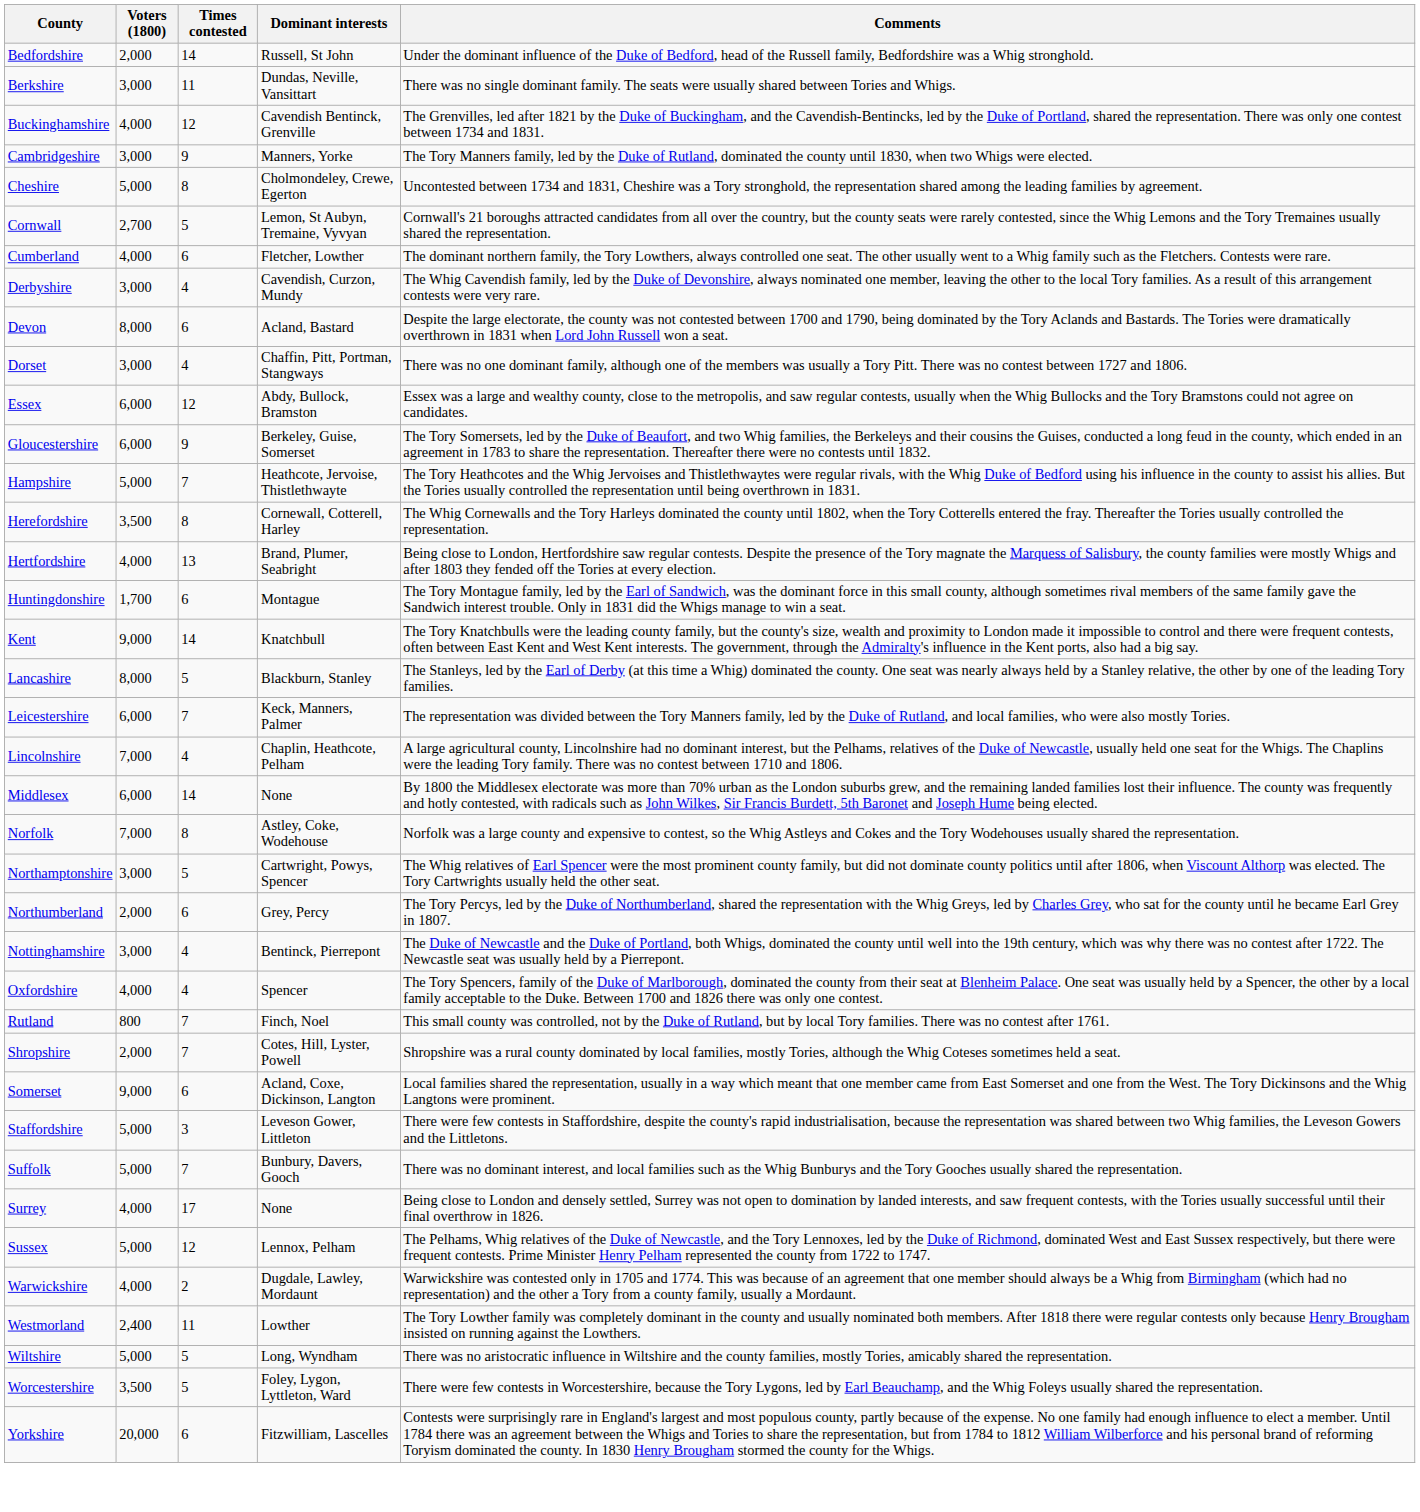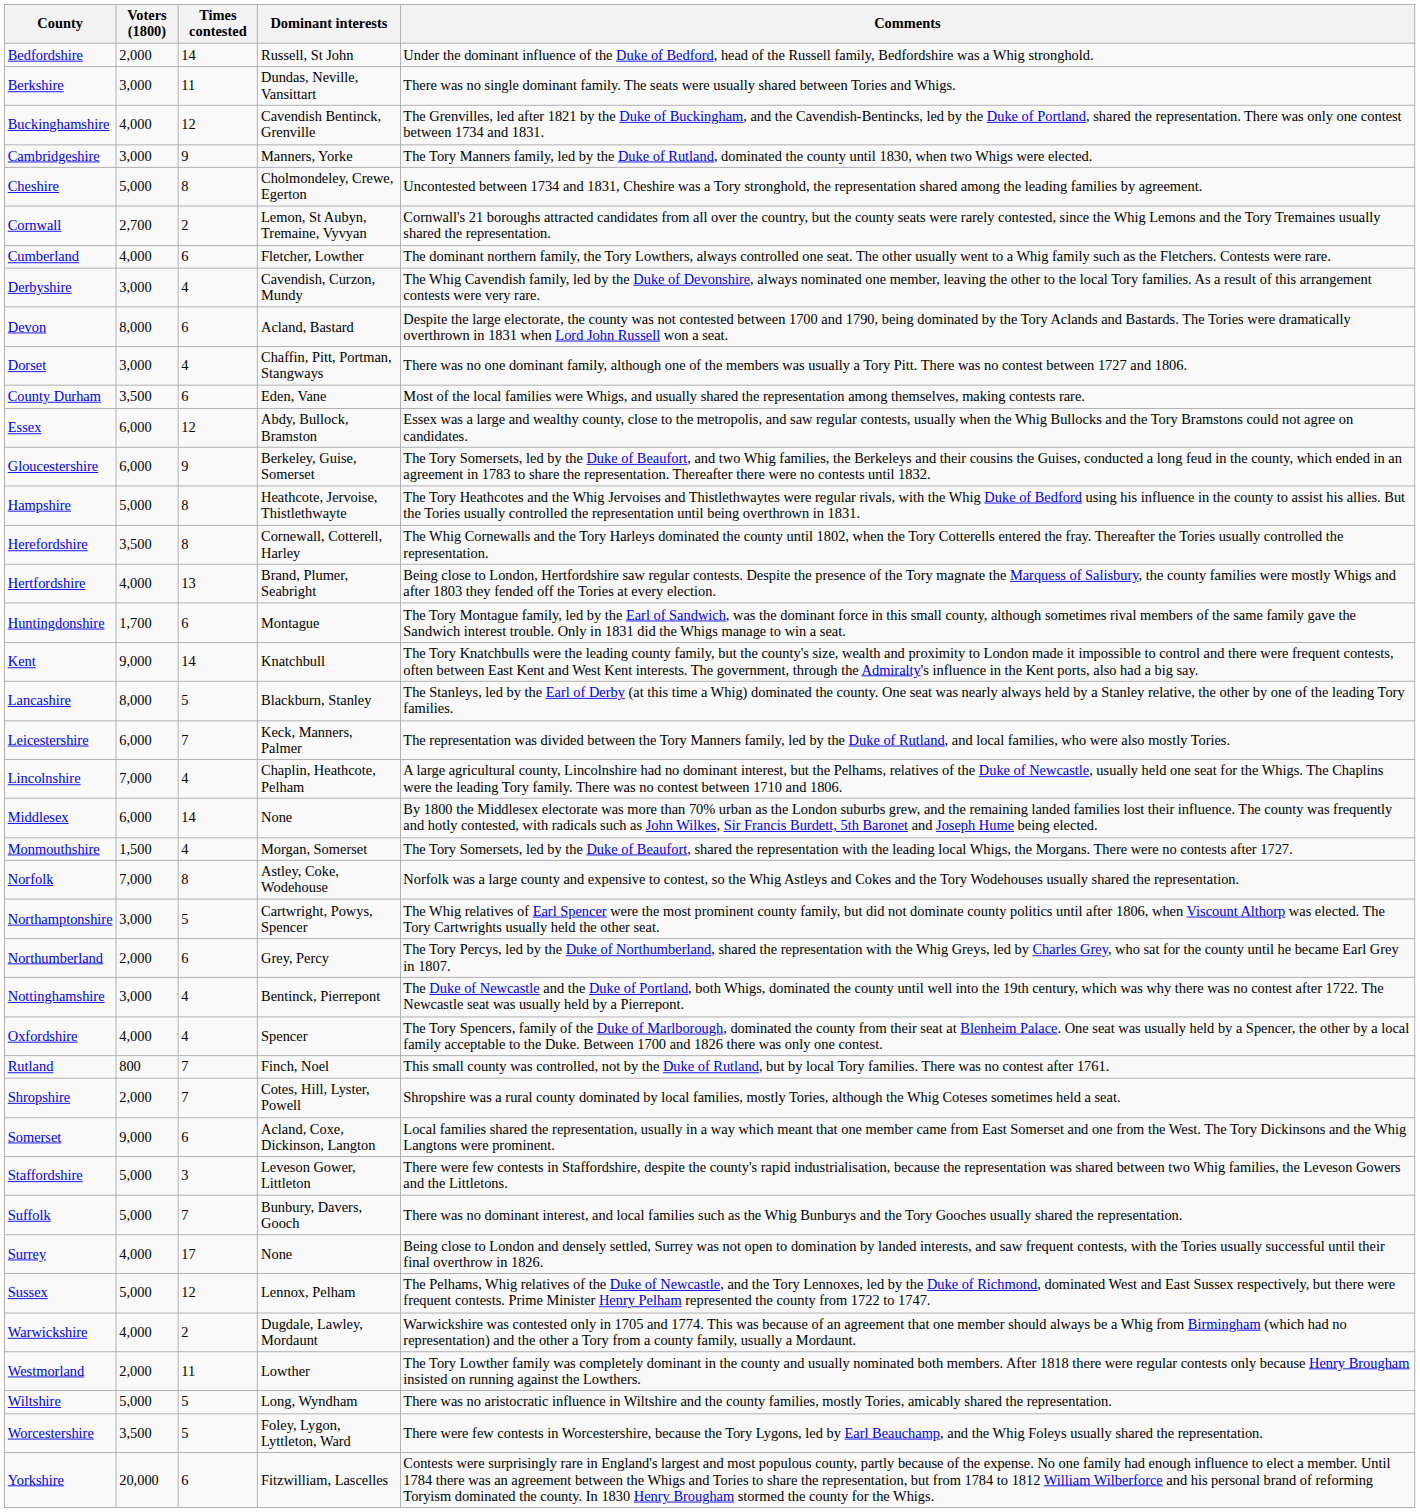(185, 225) 5 -> (185, 225) 2
+ row: (54, 396)
(185, 482) 7 -> (185, 505) 8
+ row: (54, 848)
(135, 1325) 2,400 -> (135, 1371) 2,000
